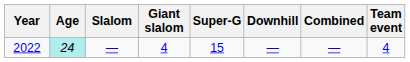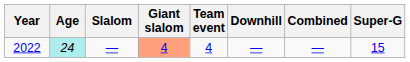columns swapped: (217, 21) <-> (386, 21)
(164, 47) no background -> (164, 47) lightsalmon background
